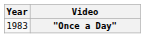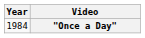(17, 26) 1983 -> (17, 26) 1984
